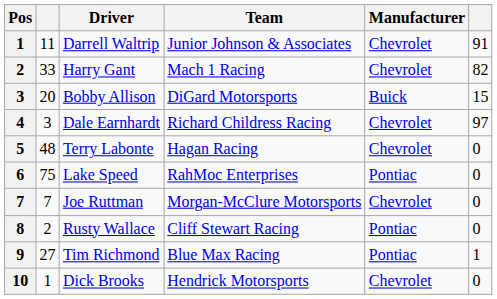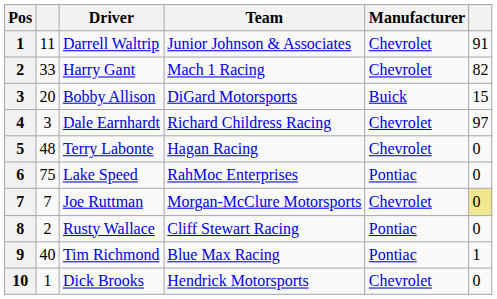(477, 202) no background -> (477, 202) khaki background
(48, 254) 27 -> (48, 254) 40
